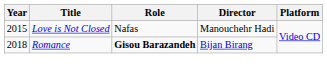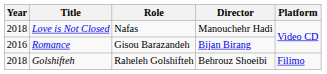(17, 28) 2015 -> (17, 28) 2018
(17, 45) 2018 -> (17, 45) 2016
(155, 45) bold -> (152, 45) normal
+ row: (53, 61)
